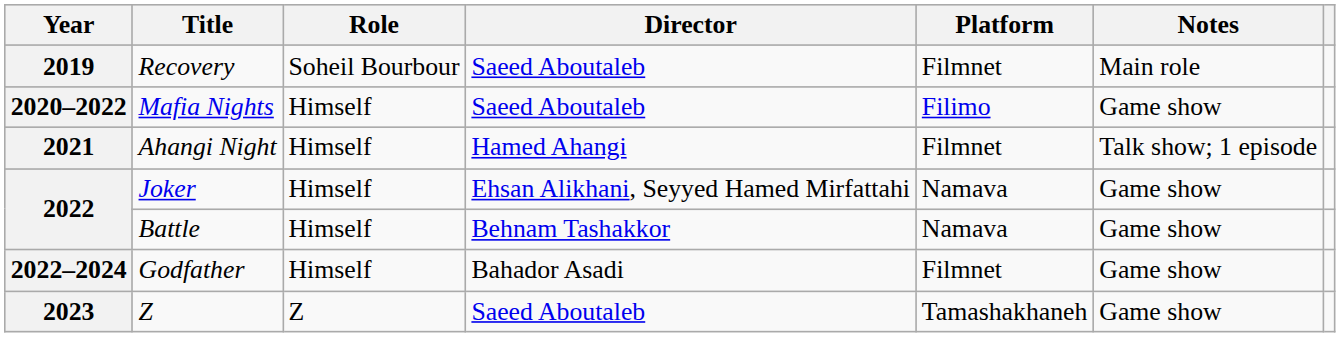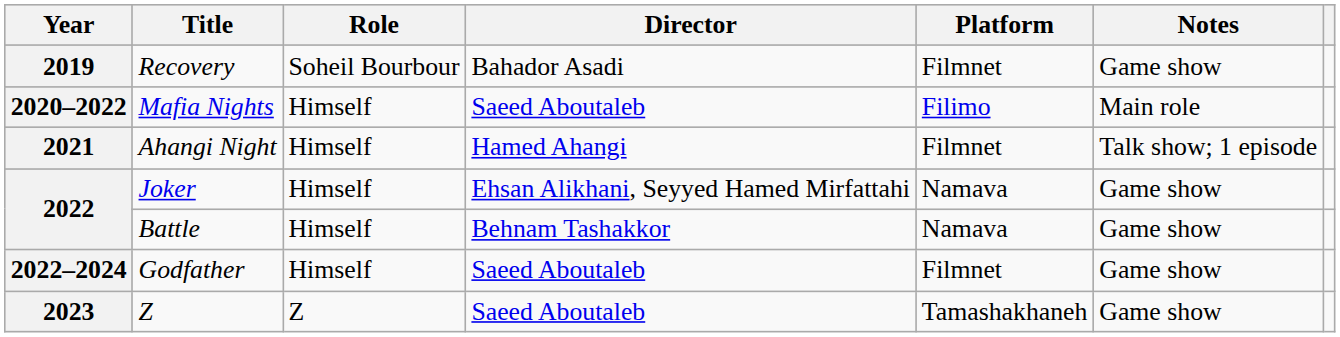(558, 65) Saeed Aboutaleb -> (548, 65) Bahador Asadi
(1150, 65) Main role -> (1160, 65) Game show
(1160, 106) Game show -> (1150, 106) Main role
(548, 270) Bahador Asadi -> (558, 270) Saeed Aboutaleb
